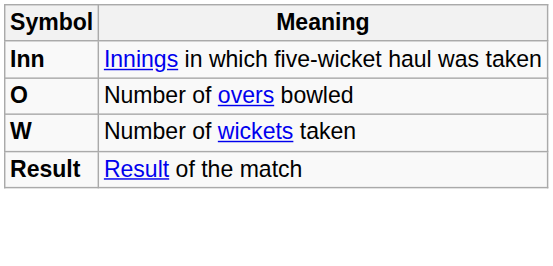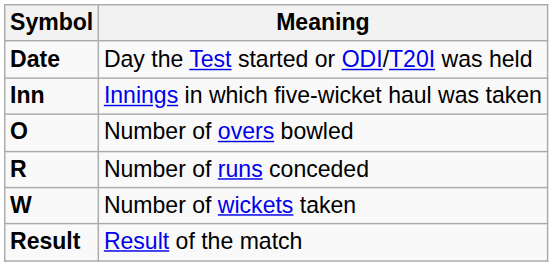+ row: (35, 59)
+ row: (18, 168)
